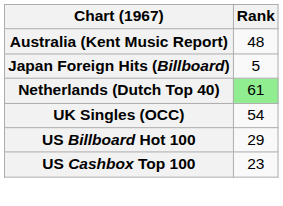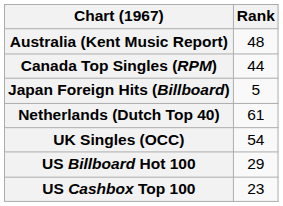+ row: (119, 66)
(256, 90) lightgreen background -> (256, 115) no background
